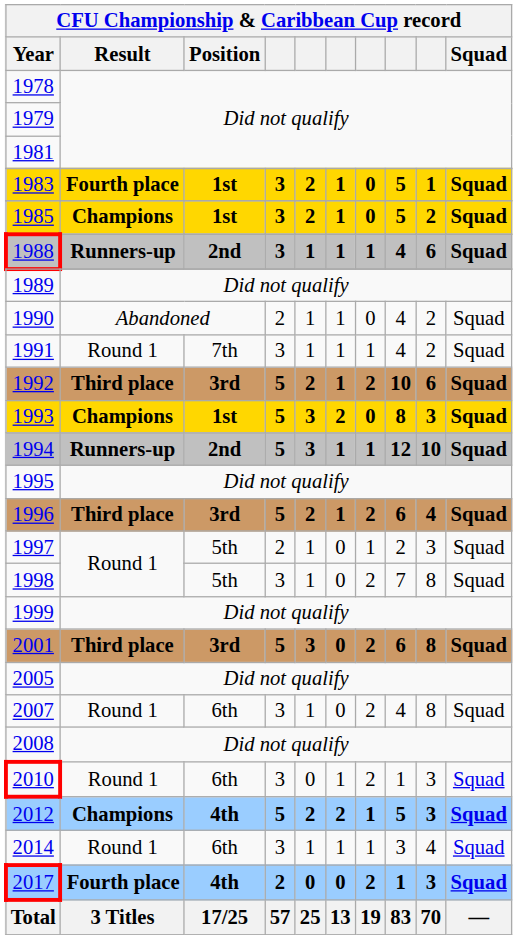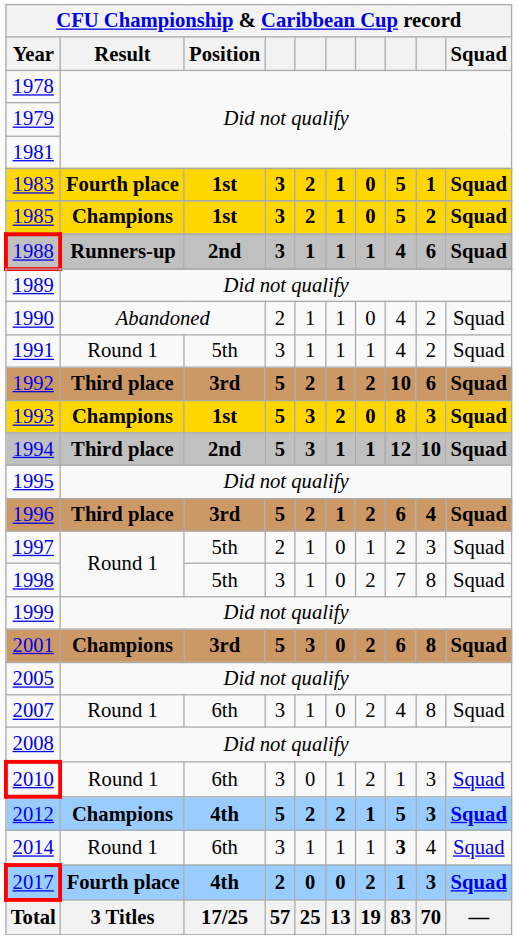(225, 350) 7th -> (225, 350) 5th
(122, 448) Runners-up -> (122, 448) Third place
(122, 645) Third place -> (122, 645) Champions
(401, 847) normal -> (401, 847) bold
